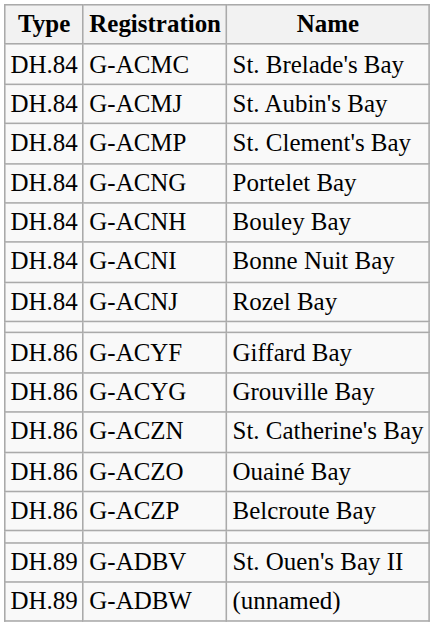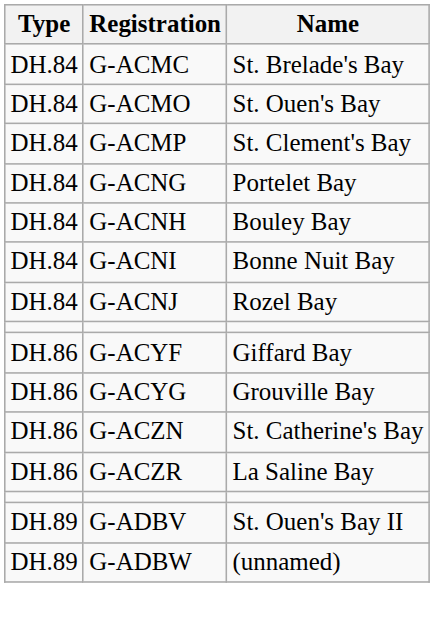- row: (136, 103)
+ row: (140, 103)
- row: (136, 471)
- row: (134, 510)
+ row: (136, 471)
